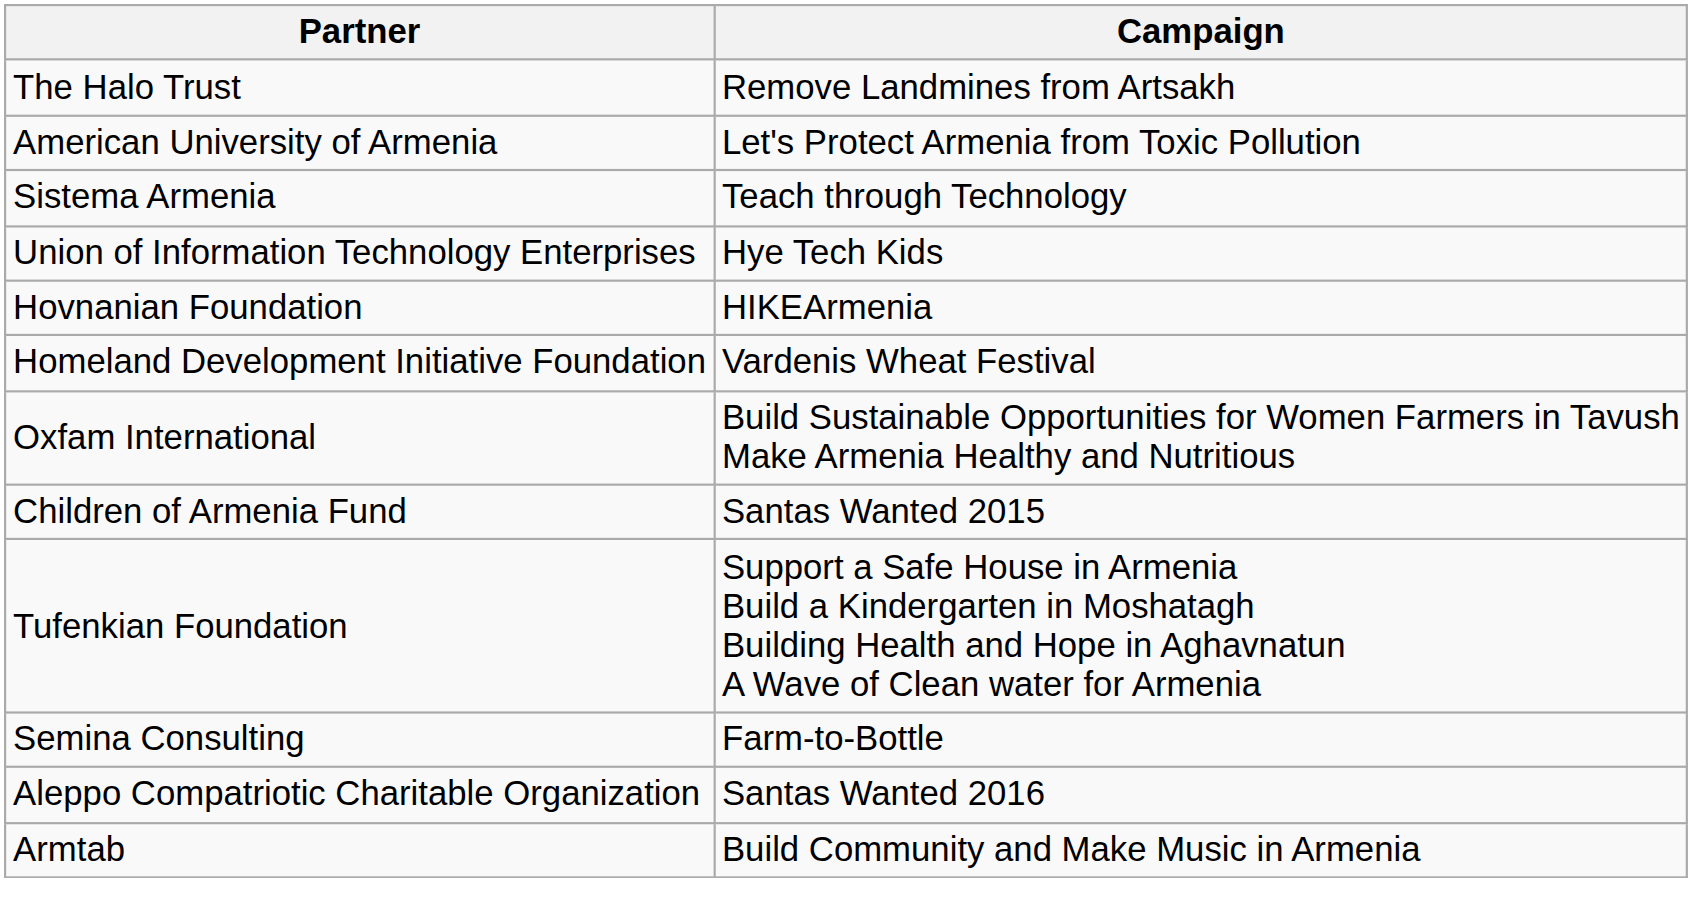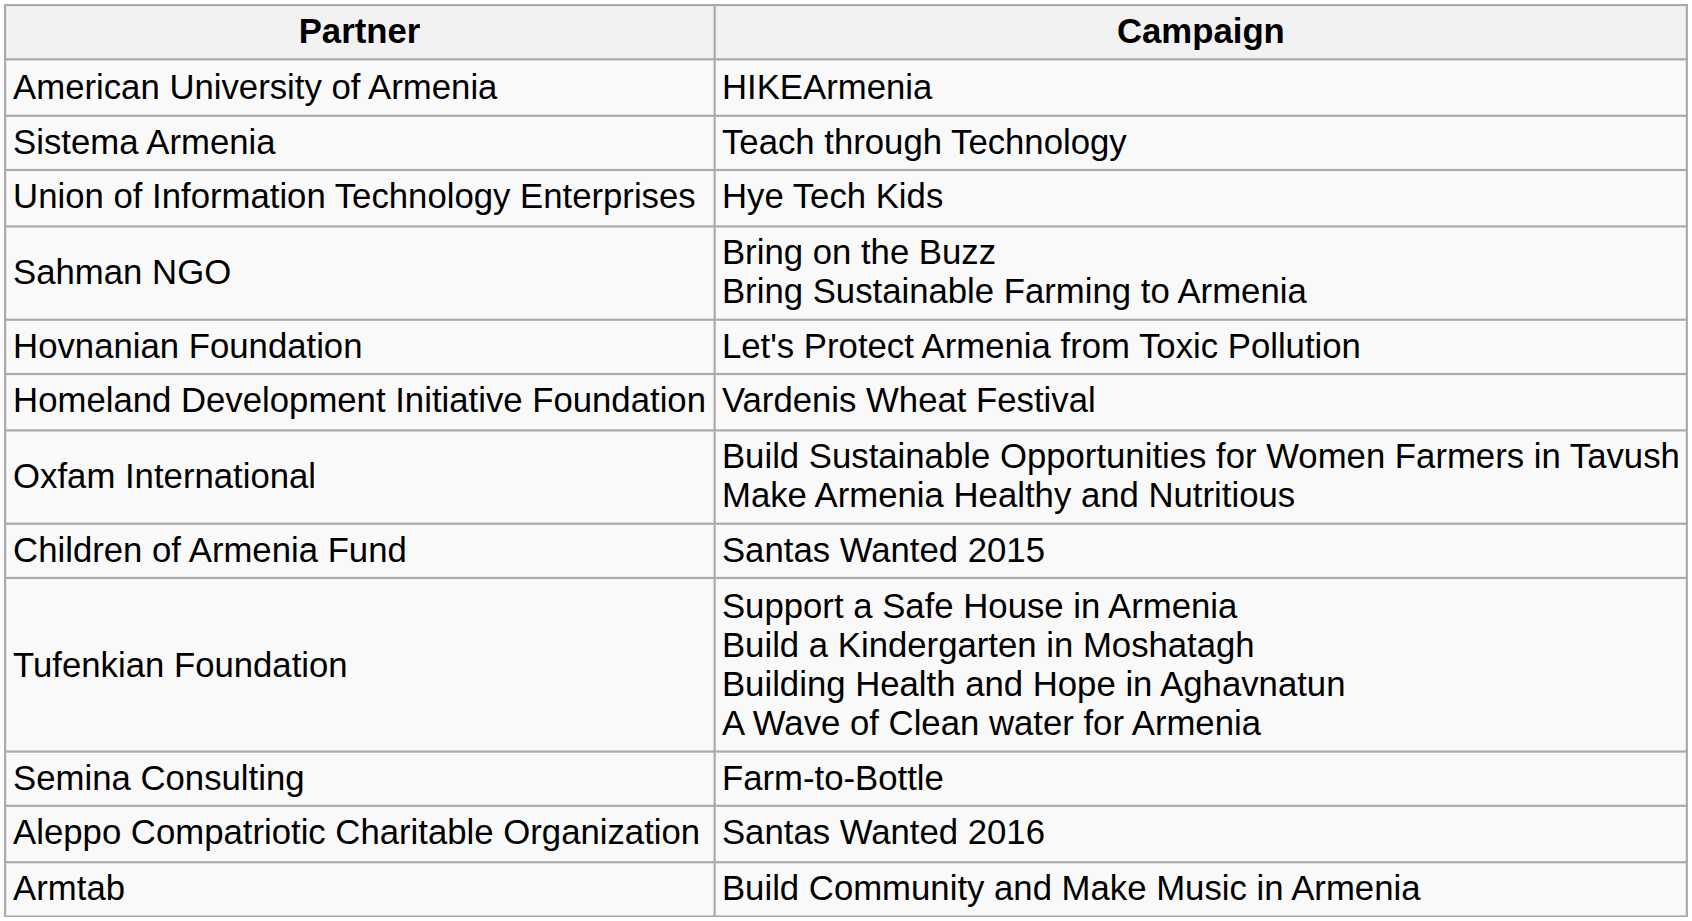- row: (127, 87)
(1041, 142) Let's Protect Armenia from Toxic Pollution -> (827, 87) HIKEArmenia
+ row: (122, 271)
(827, 307) HIKEArmenia -> (1041, 346) Let's Protect Armenia from Toxic Pollution
